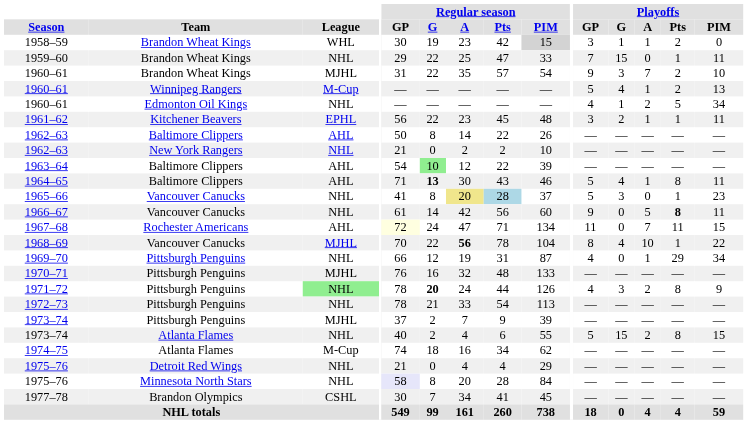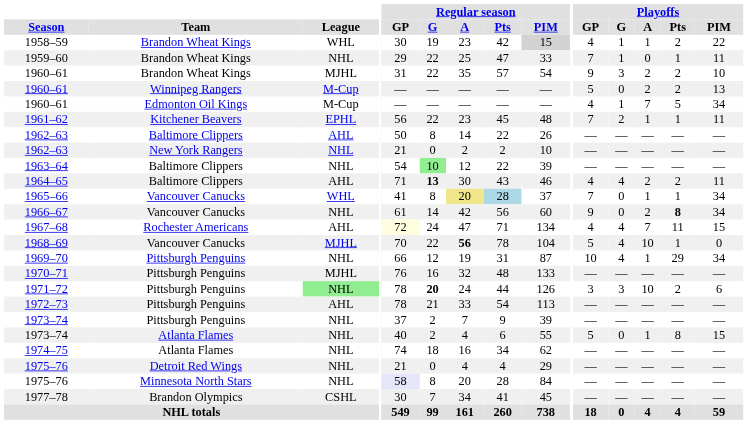(591, 42) 3 -> (591, 42) 4
(719, 42) 0 -> (719, 42) 22
(621, 58) 15 -> (621, 58) 1
(648, 73) 7 -> (648, 73) 2
(621, 88) 4 -> (621, 88) 0
(648, 88) 1 -> (648, 88) 2
(341, 104) NHL -> (341, 104) M-Cup
(648, 104) 2 -> (648, 104) 7
(591, 119) 3 -> (591, 119) 7
(341, 165) AHL -> (341, 165) NHL
(591, 181) 5 -> (591, 181) 4
(648, 181) 1 -> (648, 181) 2
(678, 181) 8 -> (678, 181) 2
(341, 196) NHL -> (341, 196) WHL
(591, 196) 5 -> (591, 196) 7
(621, 196) 3 -> (621, 196) 0
(648, 196) 0 -> (648, 196) 1
(719, 196) 23 -> (719, 196) 34
(648, 212) 5 -> (648, 212) 2
(719, 212) 11 -> (719, 212) 34
(591, 227) 11 -> (591, 227) 4
(621, 227) 0 -> (621, 227) 4
(591, 242) 8 -> (591, 242) 5
(719, 242) 22 -> (719, 242) 0
(591, 258) 4 -> (591, 258) 10
(621, 258) 0 -> (621, 258) 4
(591, 289) 4 -> (591, 289) 3
(648, 289) 2 -> (648, 289) 10
(678, 289) 8 -> (678, 289) 2
(719, 289) 9 -> (719, 289) 6
(341, 304) NHL -> (341, 304) AHL
(341, 319) MJHL -> (341, 319) NHL
(621, 335) 15 -> (621, 335) 0
(648, 335) 2 -> (648, 335) 1
(341, 350) M-Cup -> (341, 350) NHL
